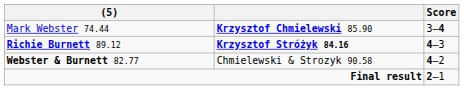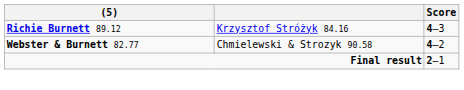- row: (58, 29)
(283, 45) bold -> (283, 29) normal
